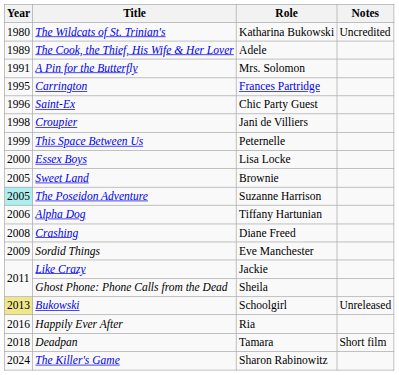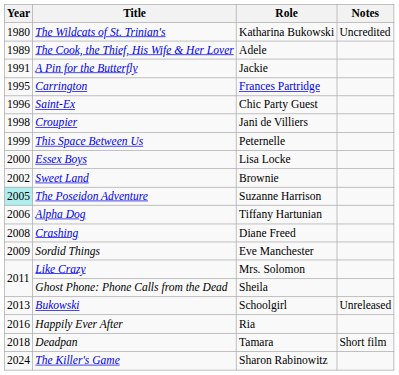(272, 68) Mrs. Solomon -> (253, 68) Jackie
(19, 178) 2005 -> (19, 178) 2002
(253, 269) Jackie -> (272, 269) Mrs. Solomon
(19, 305) khaki background -> (19, 305) no background
